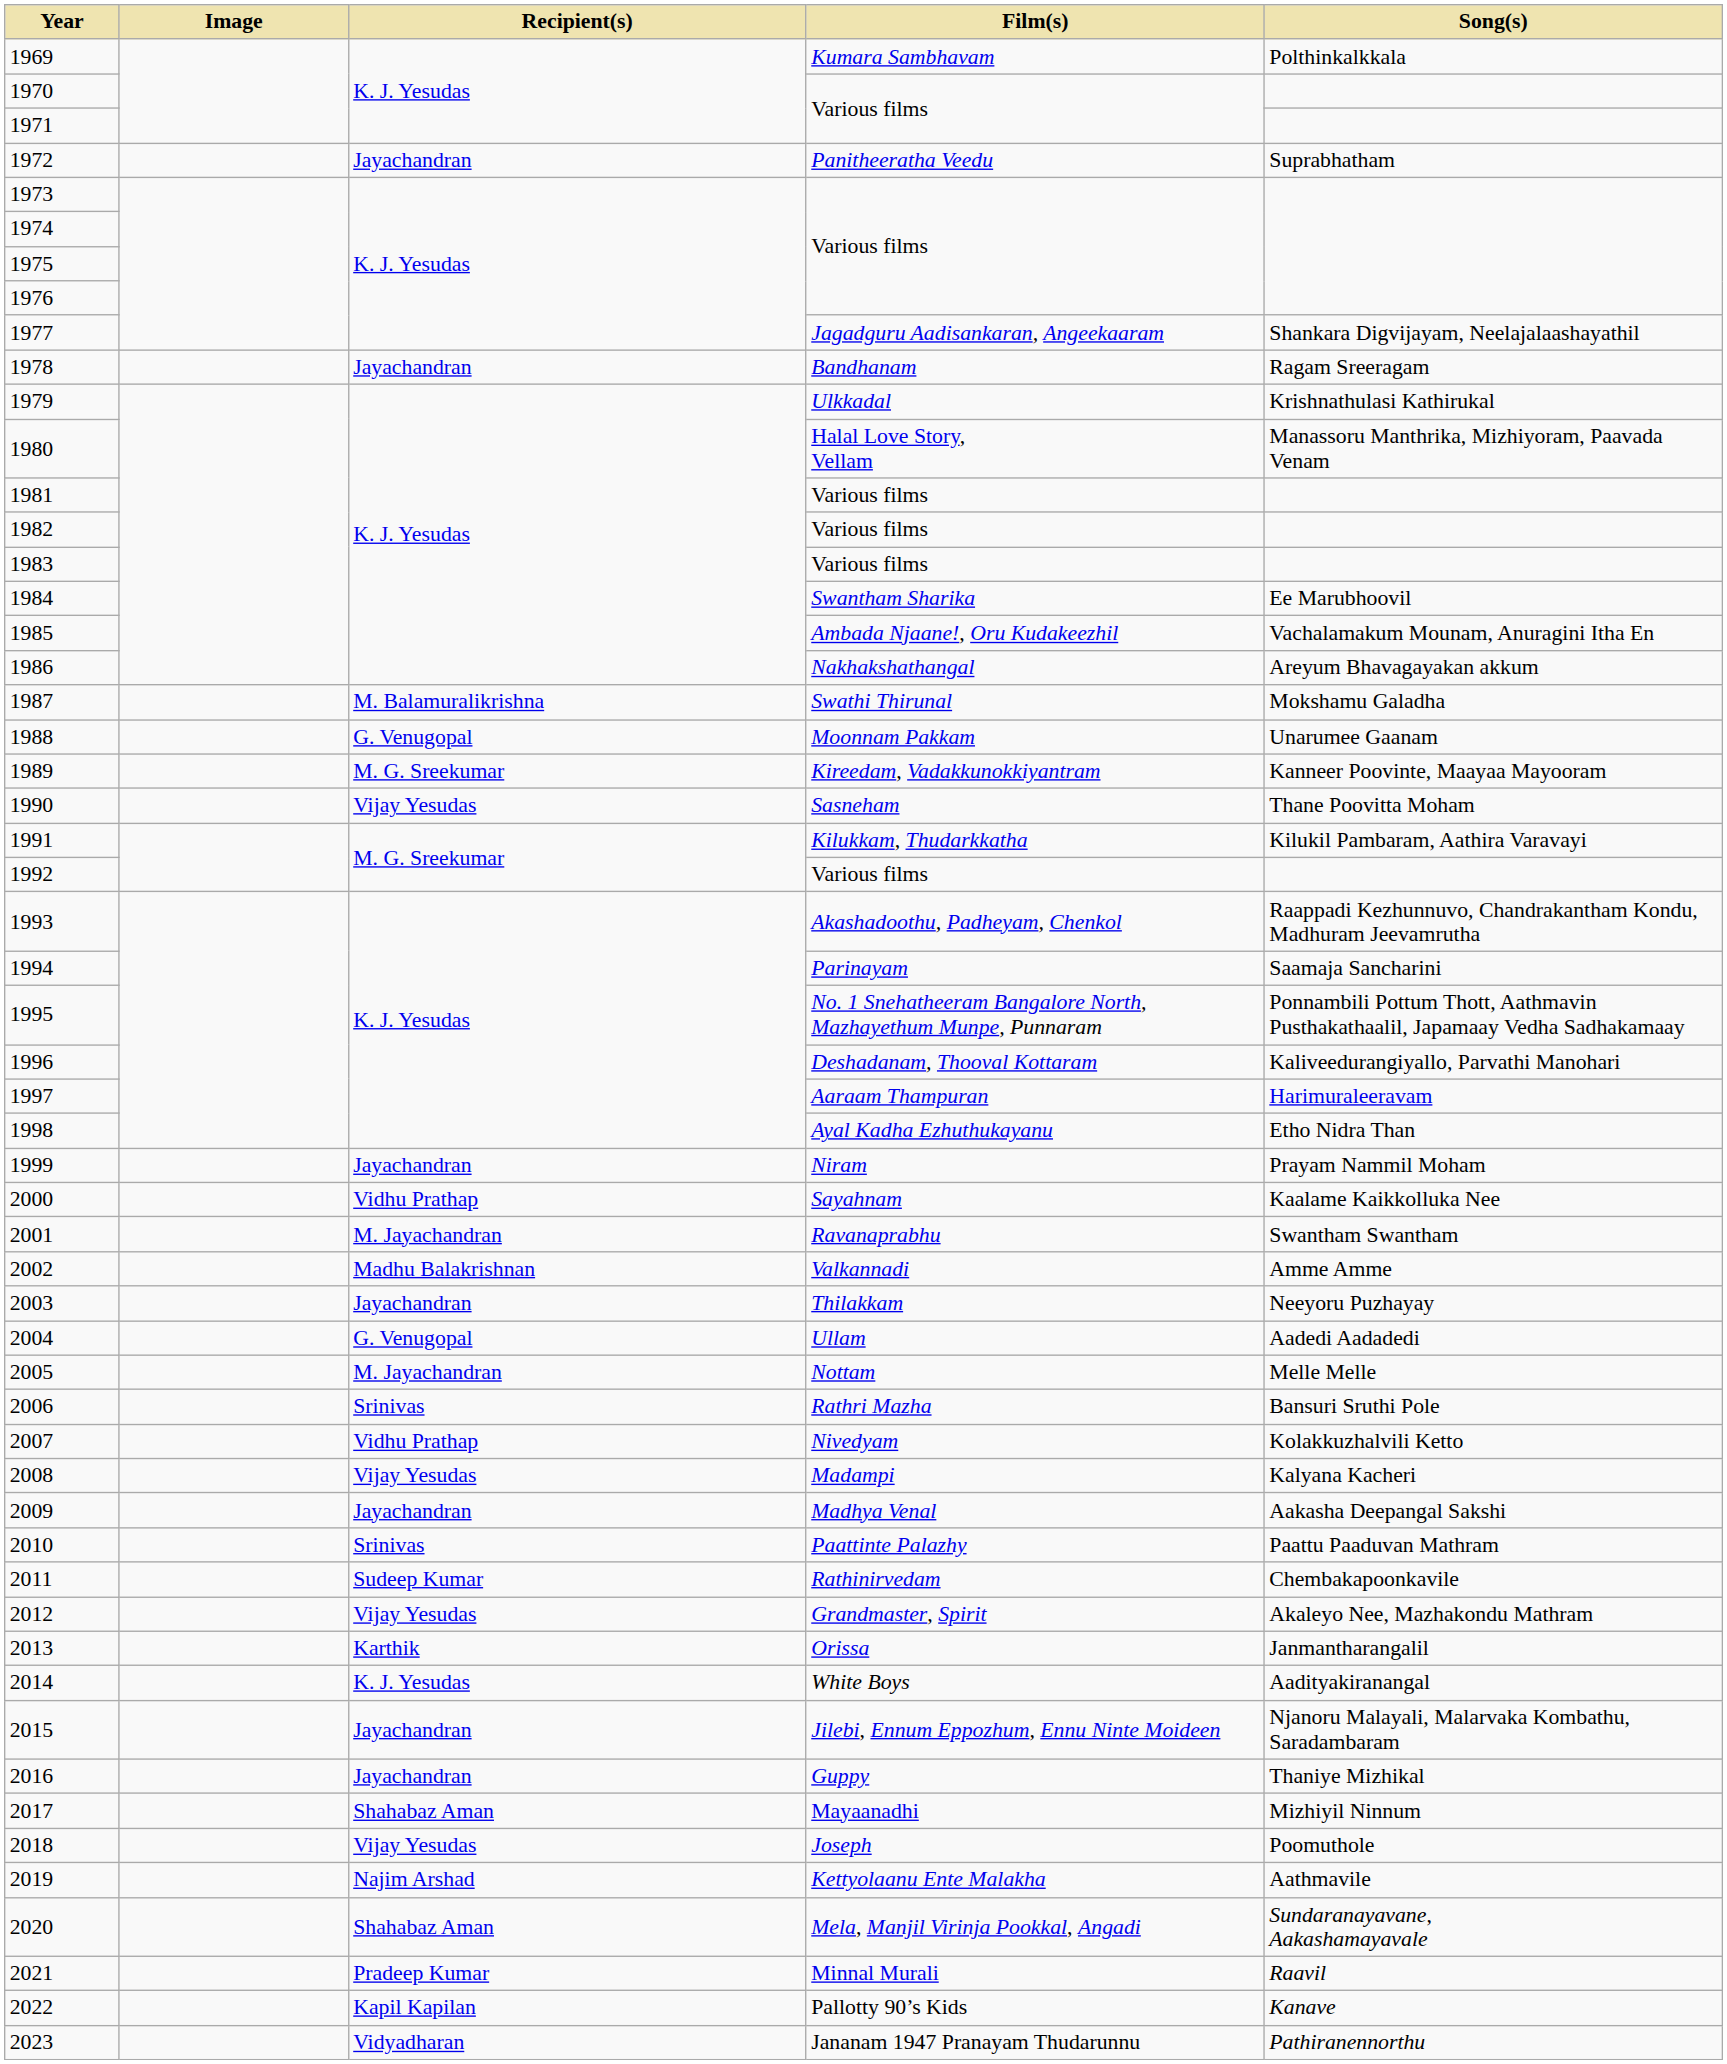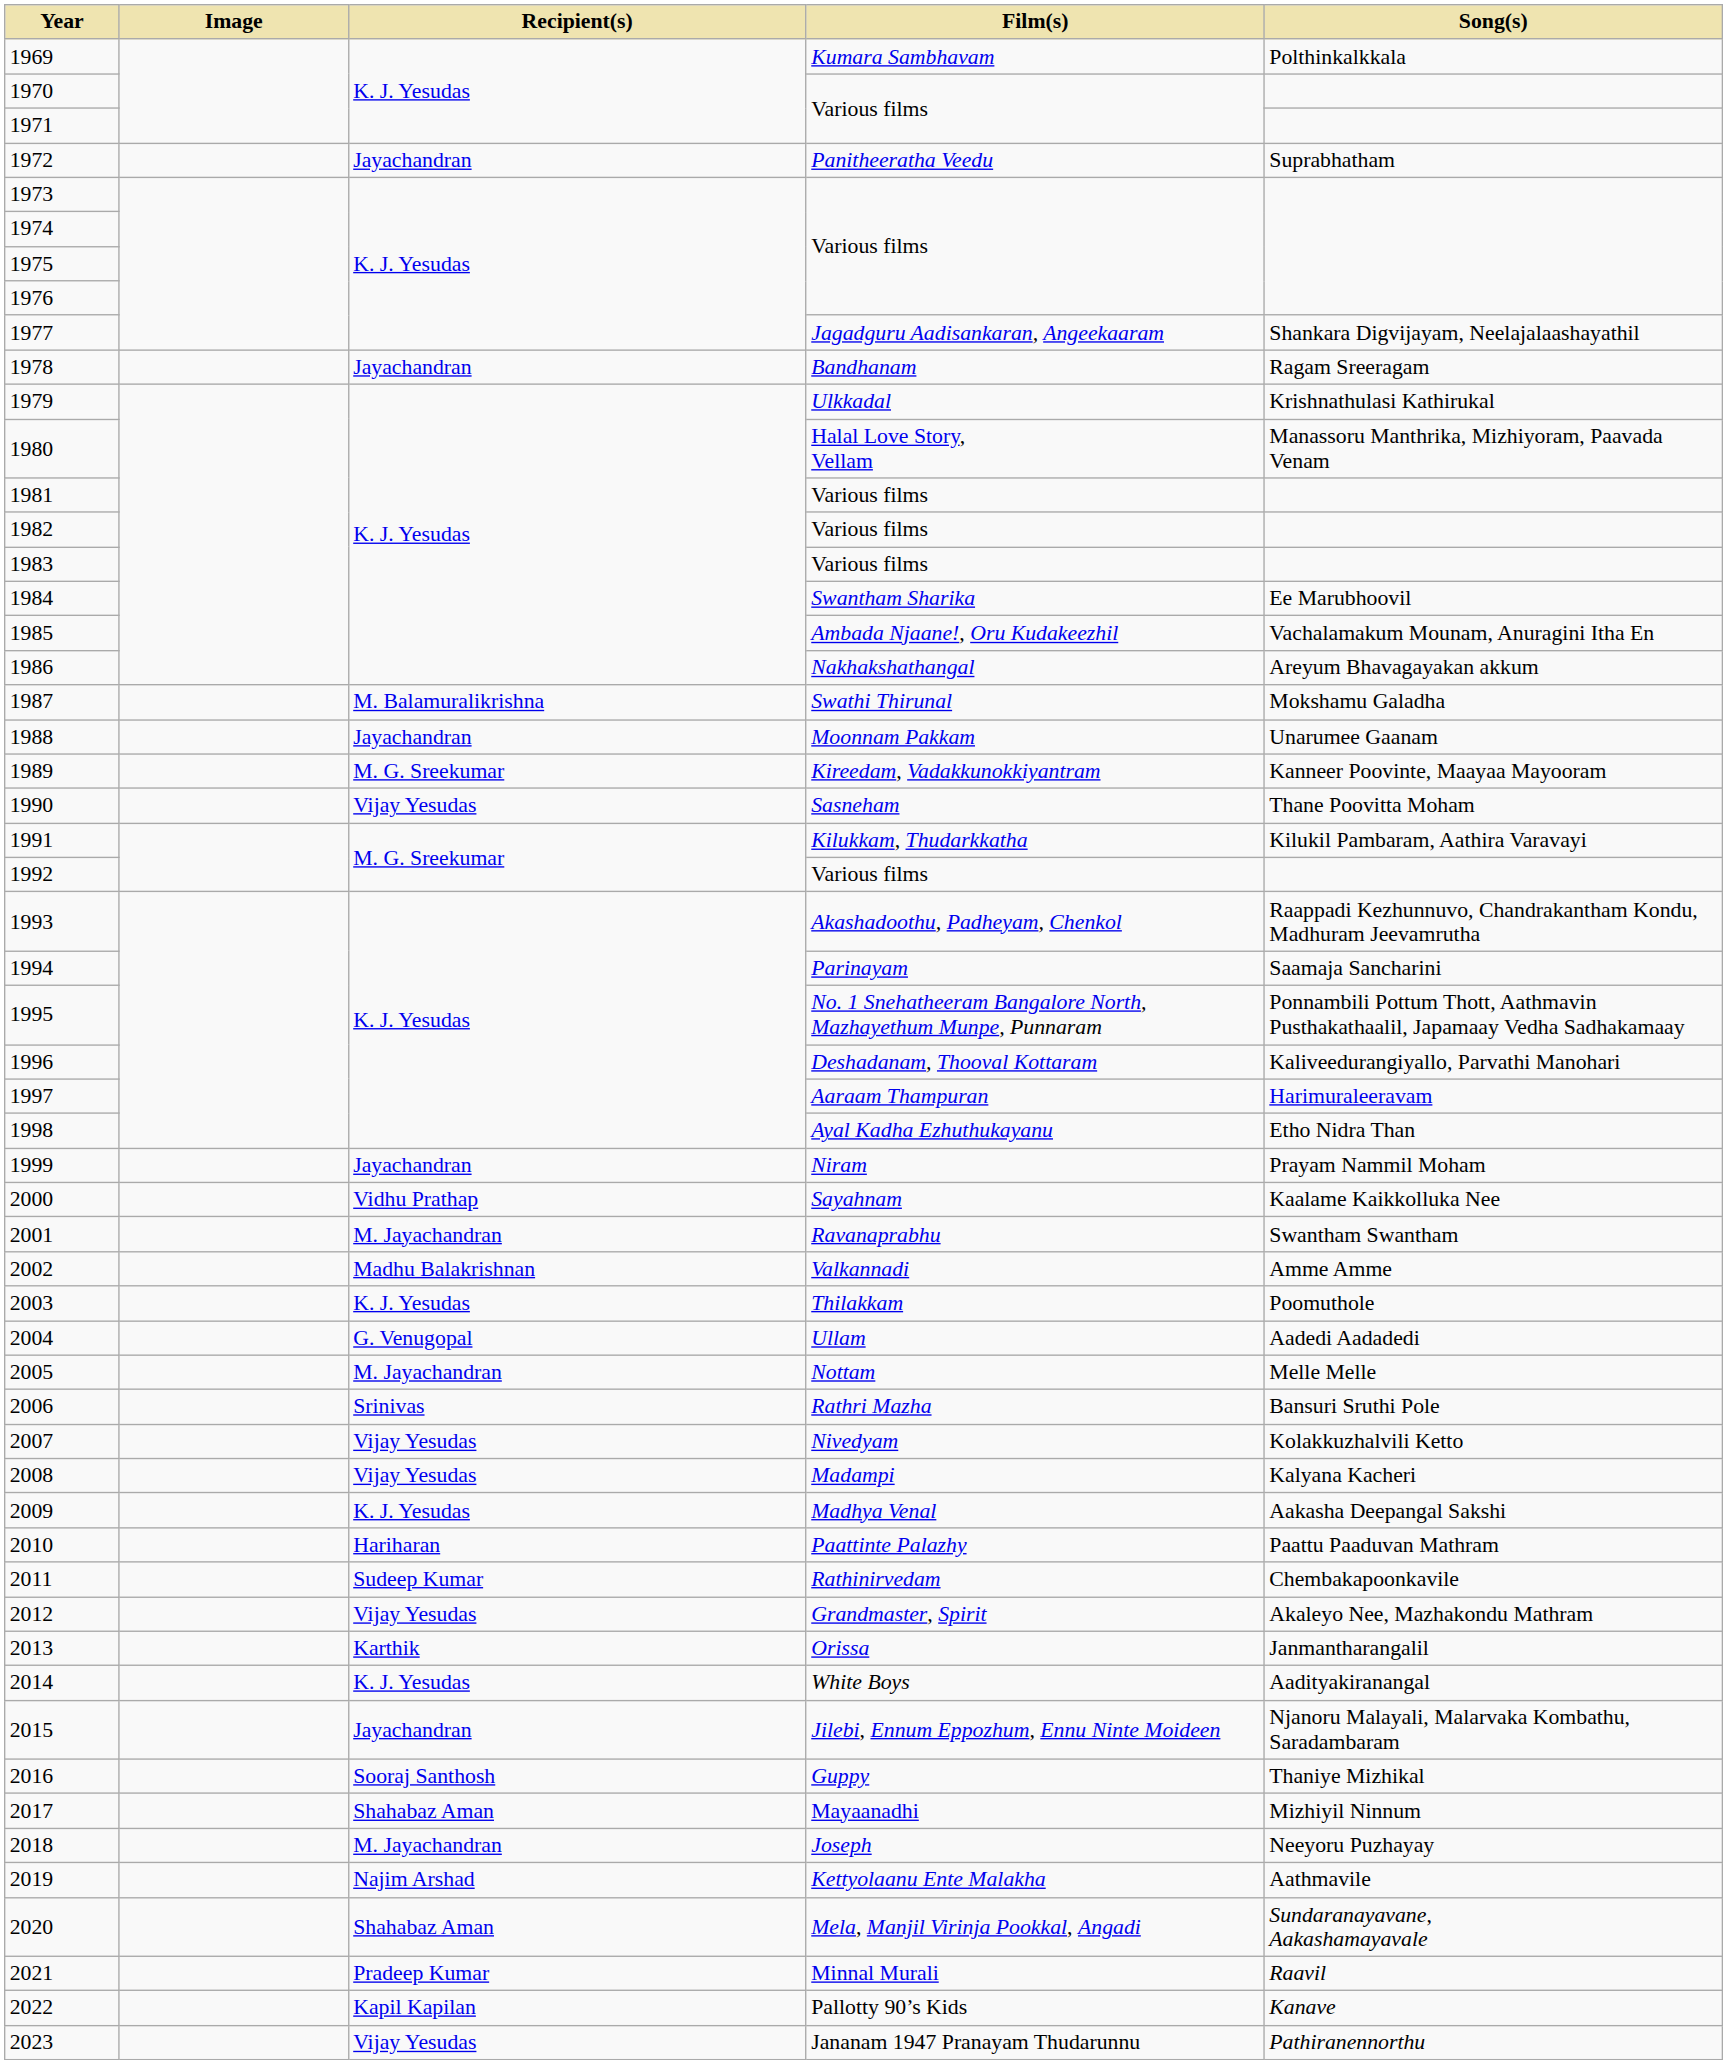(413, 736) G. Venugopal -> (412, 736) Jayachandran
(412, 1303) Jayachandran -> (412, 1303) K. J. Yesudas
(1352, 1303) Neeyoru Puzhayay -> (1322, 1303) Poomuthole
(416, 1441) Vidhu Prathap -> (415, 1441) Vijay Yesudas
(412, 1510) Jayachandran -> (412, 1510) K. J. Yesudas
(389, 1544) Srinivas -> (397, 1544) Hariharan
(412, 1776) Jayachandran -> (424, 1776) Sooraj Santhosh
(415, 1845) Vijay Yesudas -> (428, 1845) M. Jayachandran
(1322, 1845) Poomuthole -> (1352, 1845) Neeyoru Puzhayay
(409, 2042) Vidyadharan -> (415, 2042) Vijay Yesudas
